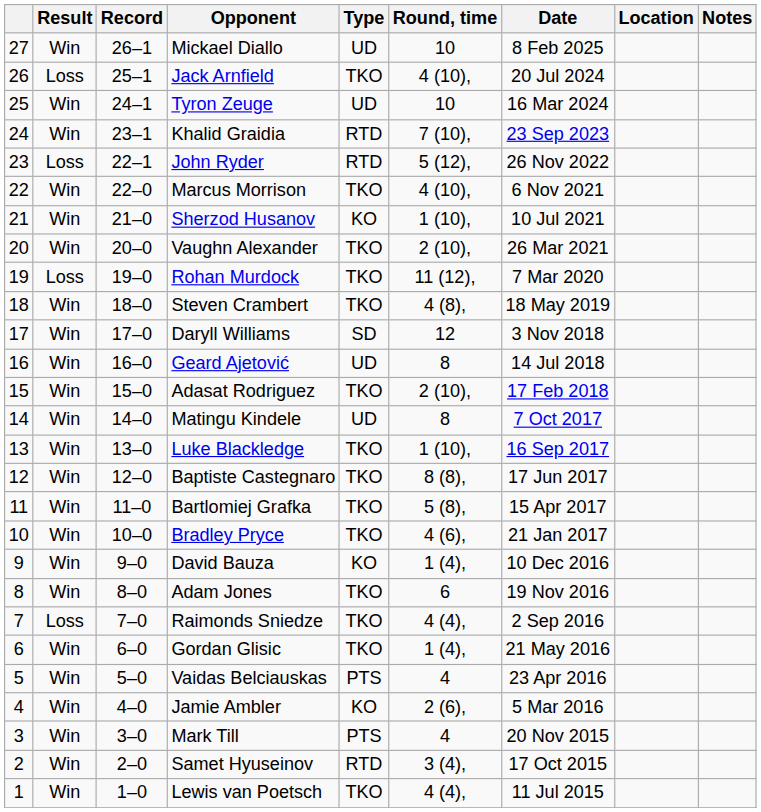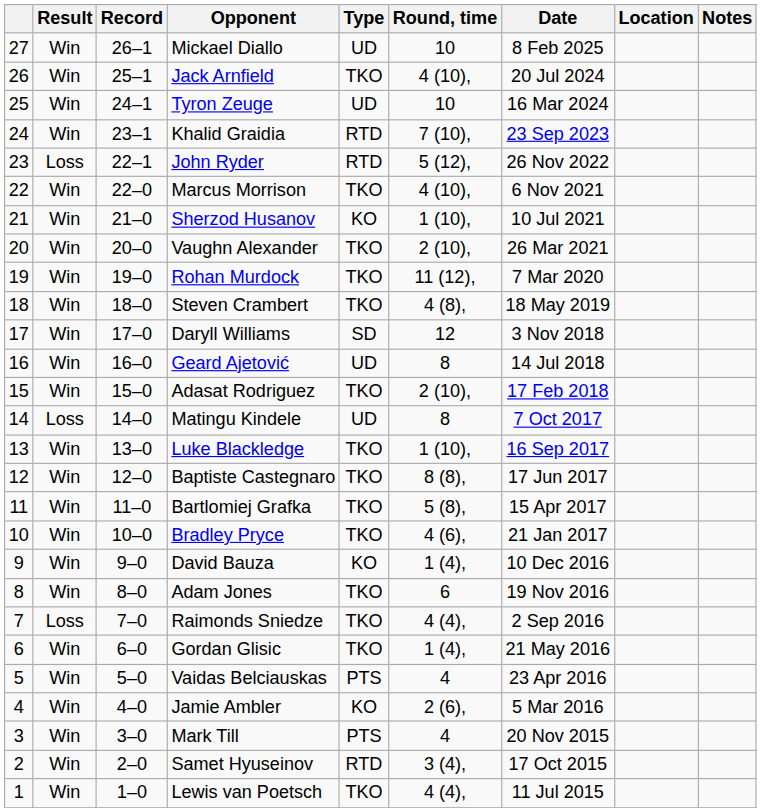(65, 76) Loss -> (65, 76) Win
(65, 276) Loss -> (65, 276) Win
(65, 420) Win -> (65, 420) Loss
